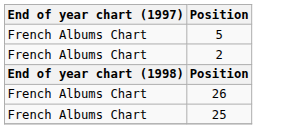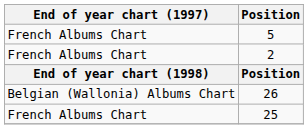(77, 94) French Albums Chart -> (121, 94) Belgian (Wallonia) Albums Chart
